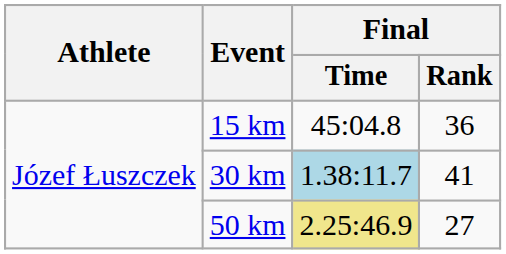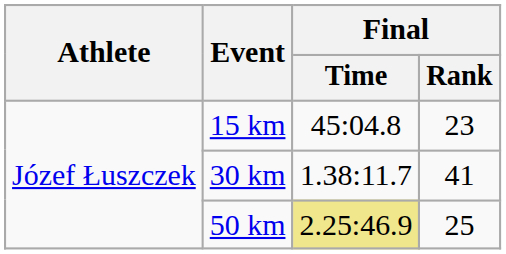(460, 125) 36 -> (460, 125) 23
(356, 175) lightblue background -> (356, 175) no background
(460, 224) 27 -> (460, 224) 25
